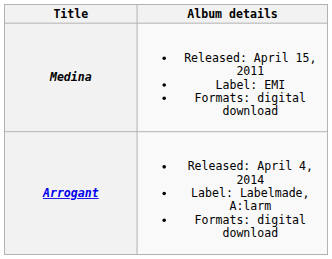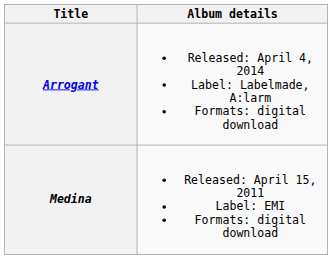rows swapped: (71, 78) <-> (71, 193)
